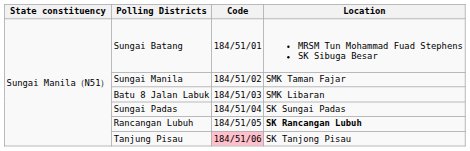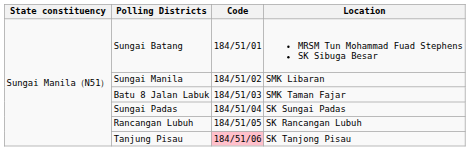(306, 80) SMK Taman Fajar -> (295, 80) SMK Libaran
(295, 94) SMK Libaran -> (306, 94) SMK Taman Fajar
(314, 124) bold -> (314, 124) normal
